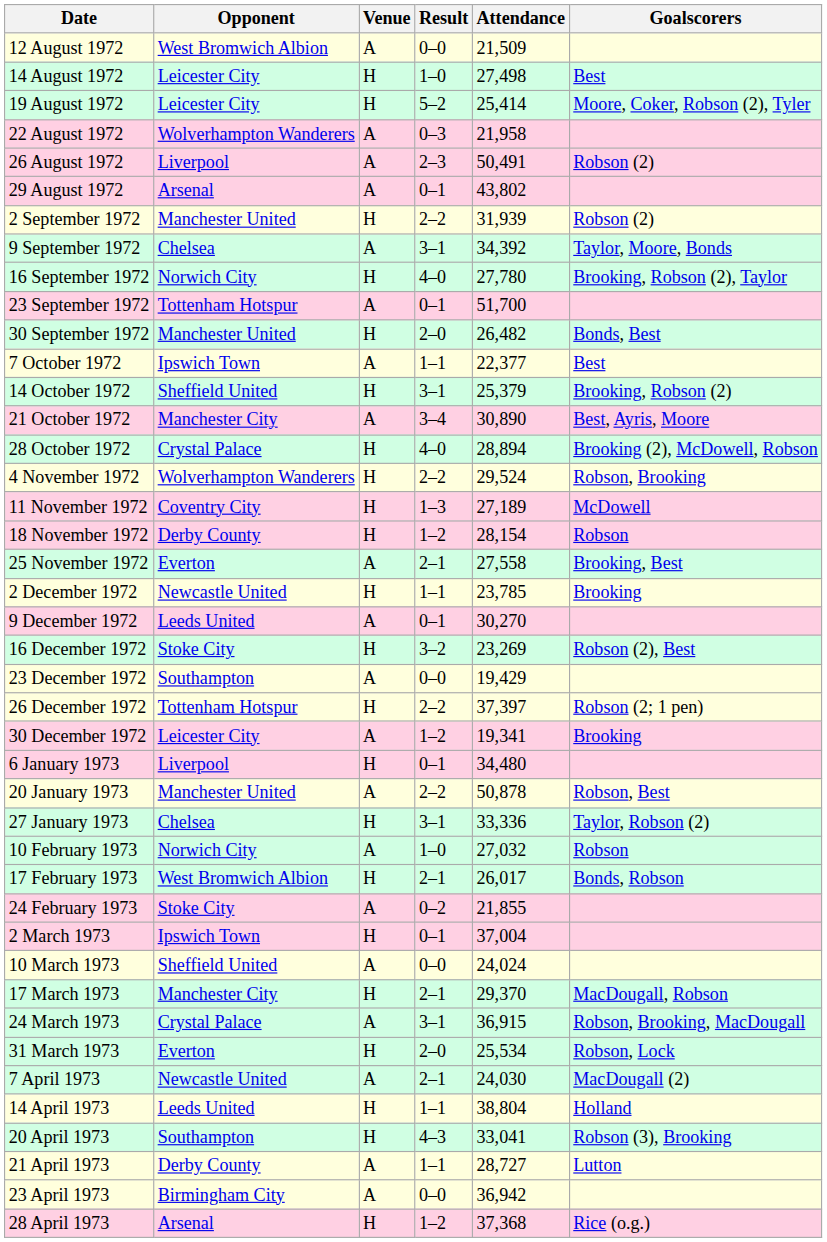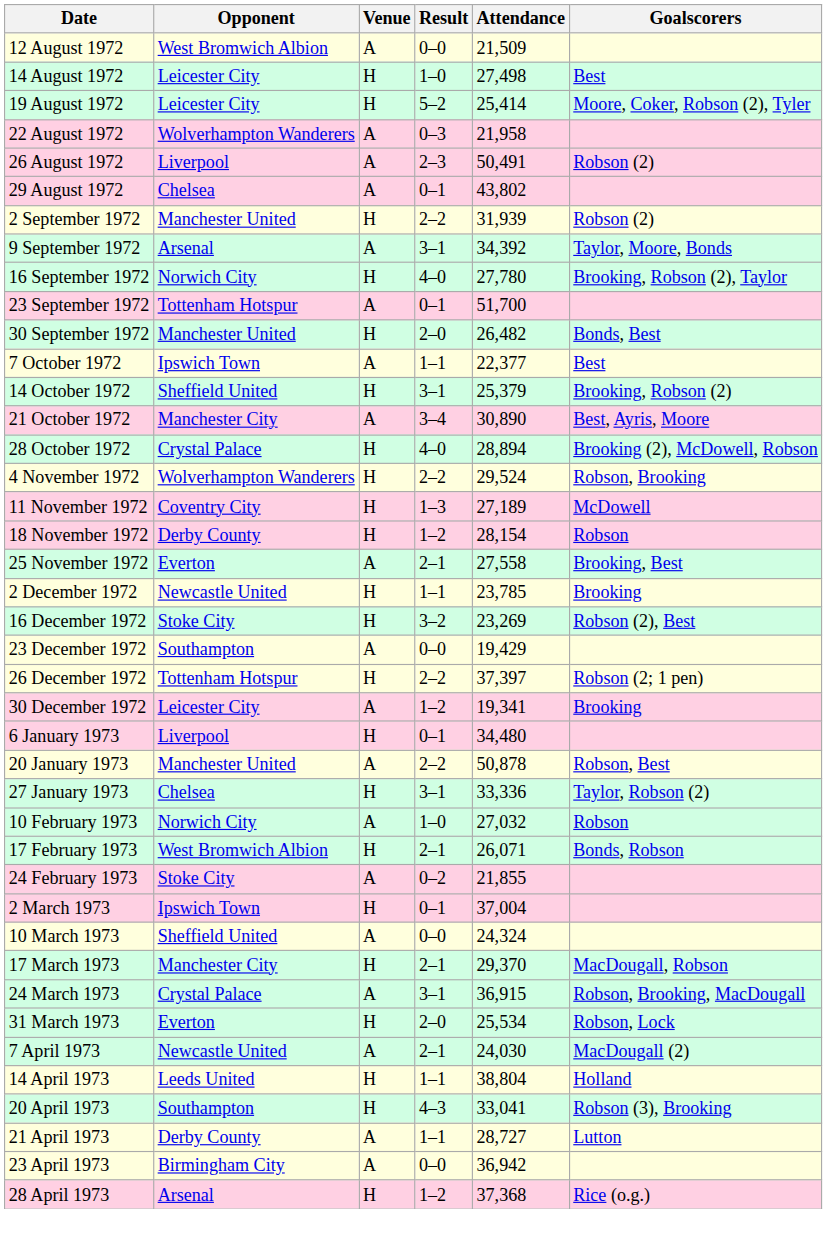(186, 190) Arsenal -> (186, 190) Chelsea
(186, 248) Chelsea -> (186, 248) Arsenal
- row: (73, 620)
(501, 879) 26,017 -> (501, 850) 26,071
(501, 965) 24,024 -> (501, 936) 24,324
